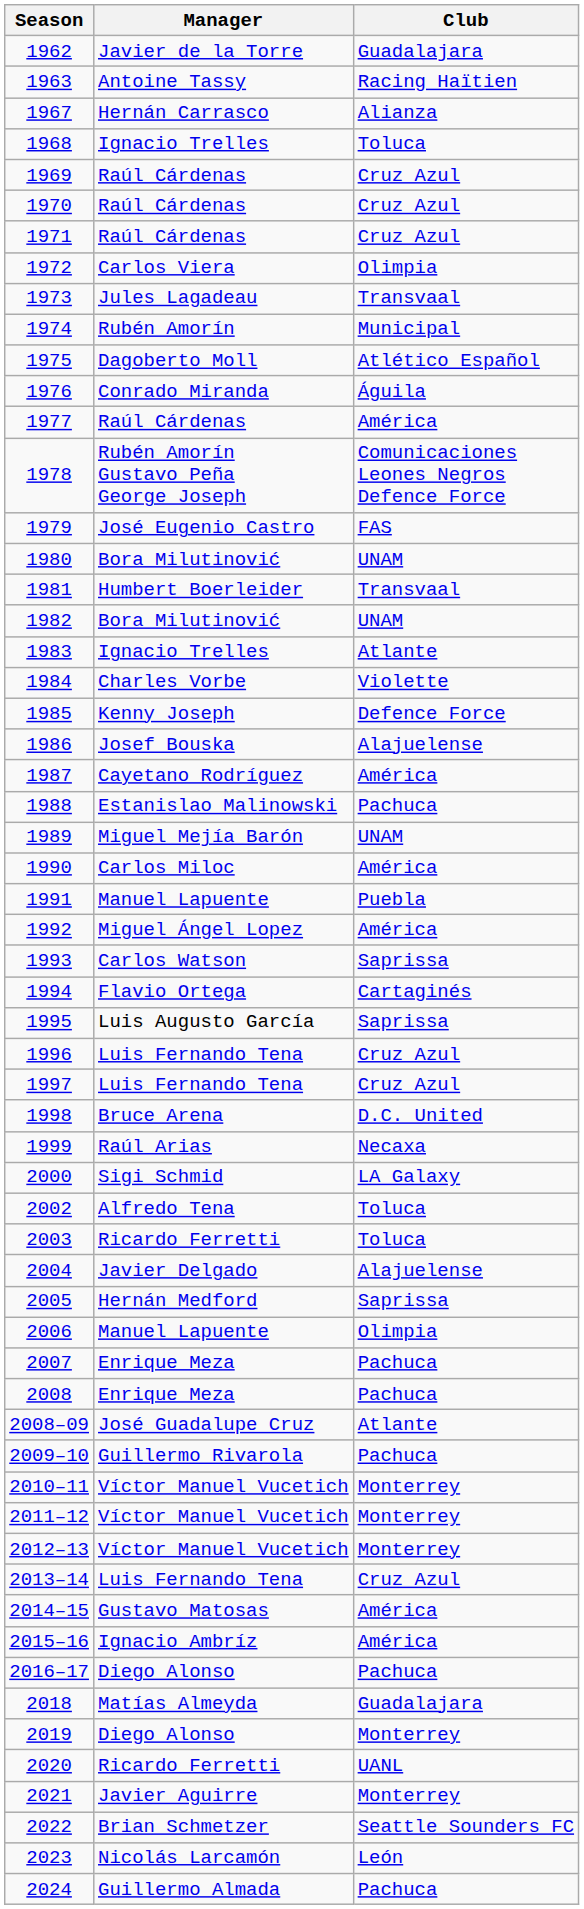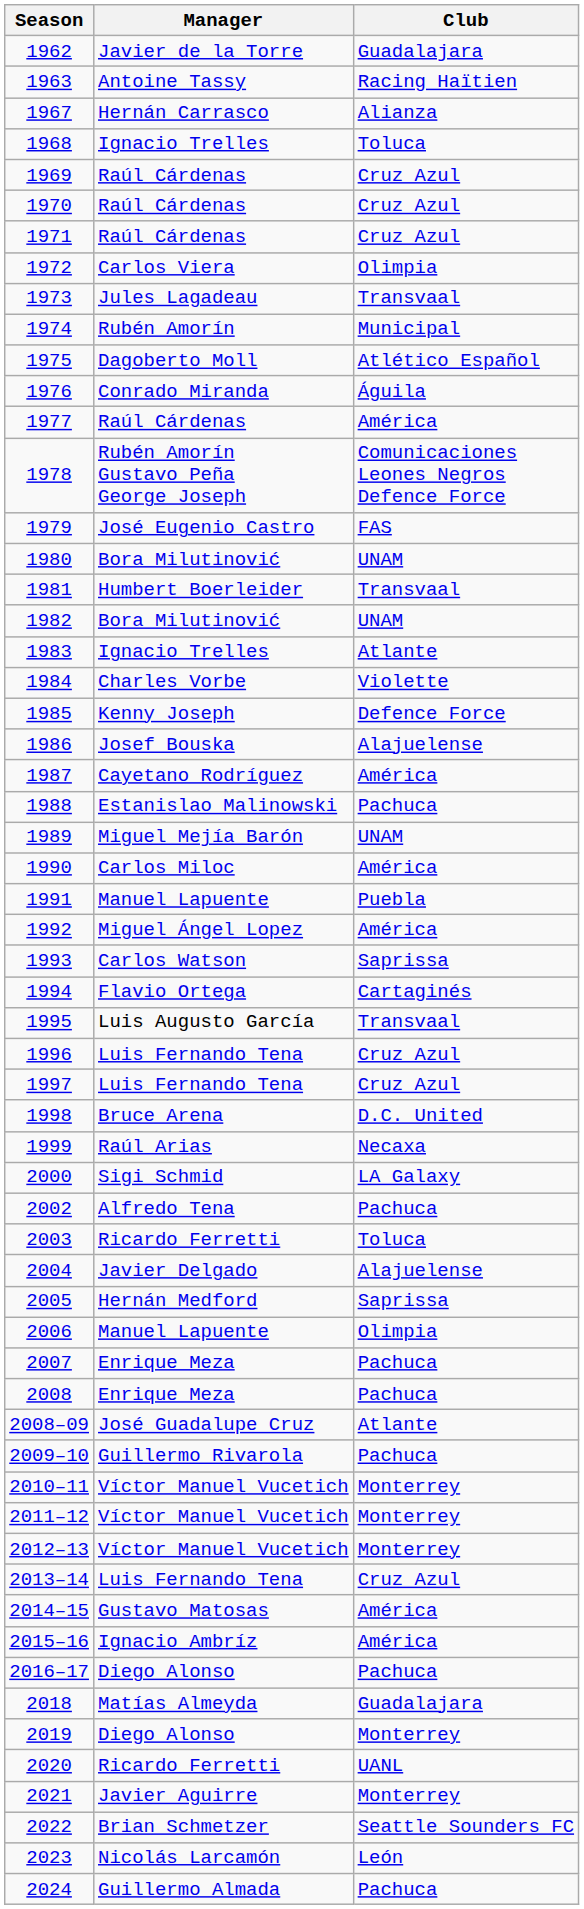(403, 1023) Saprissa -> (409, 1023) Transvaal
(392, 1209) Toluca -> (398, 1209) Pachuca
